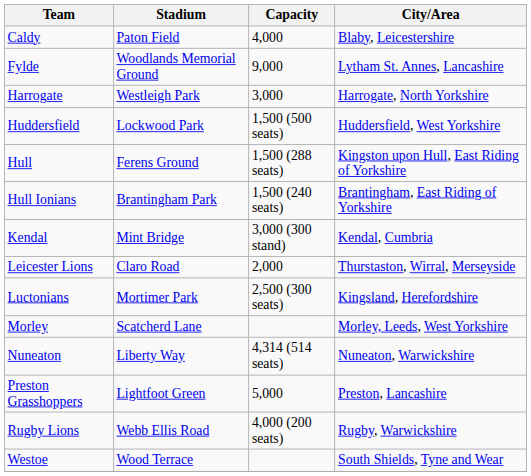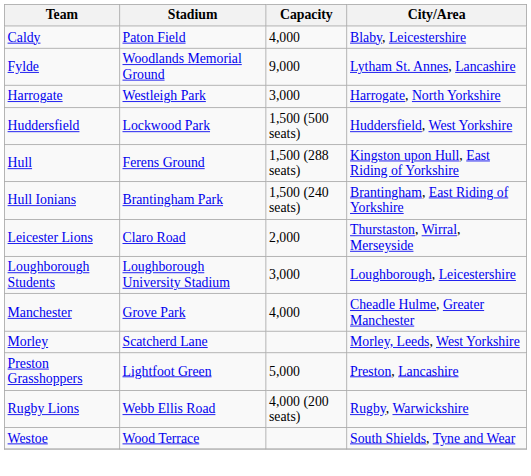- row: (27, 237)
+ row: (48, 275)
- row: (38, 296)
+ row: (40, 312)
- row: (34, 356)
